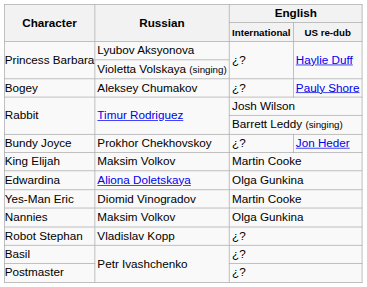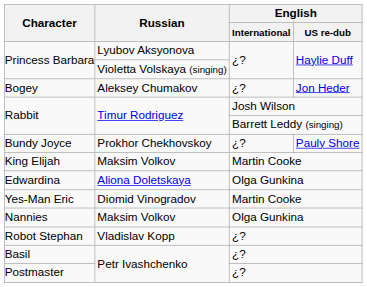(328, 87) Pauly Shore -> (323, 87) Jon Heder
(323, 143) Jon Heder -> (328, 143) Pauly Shore
